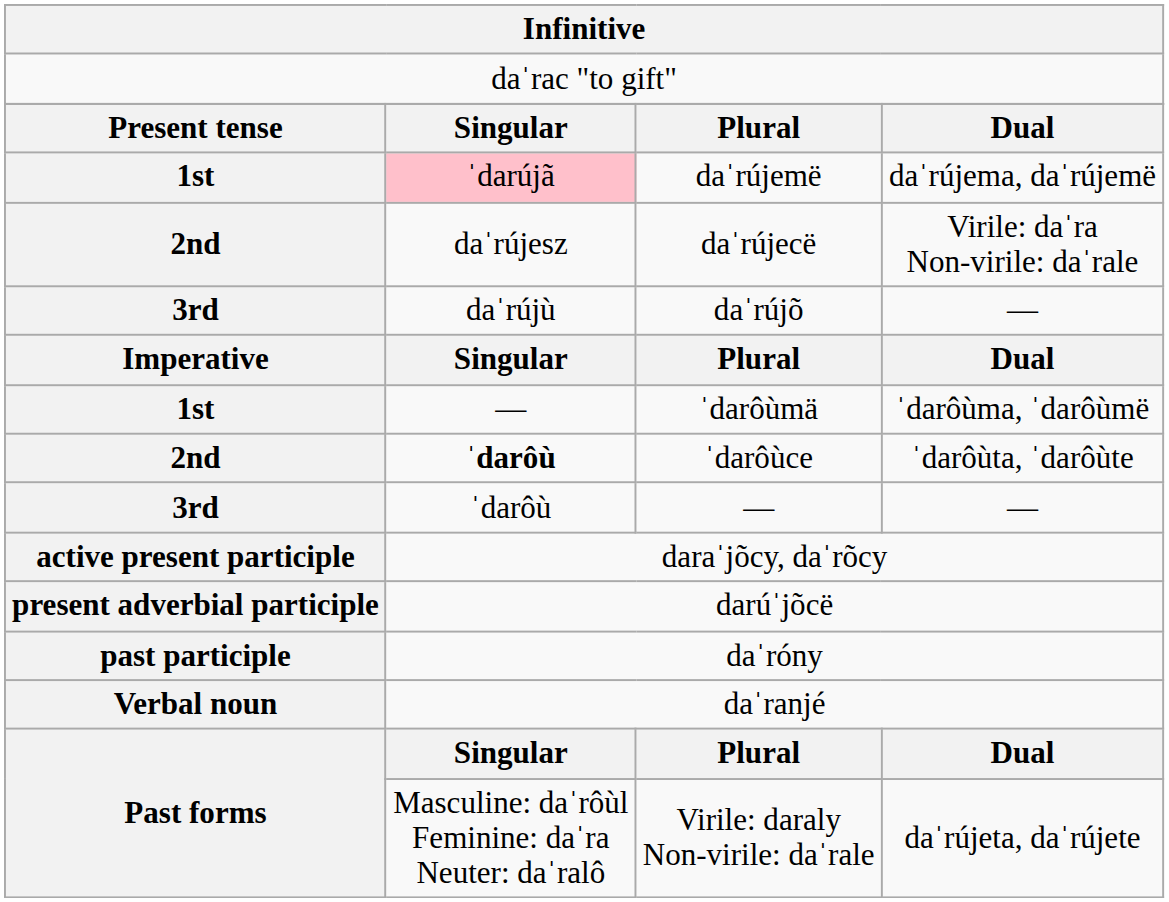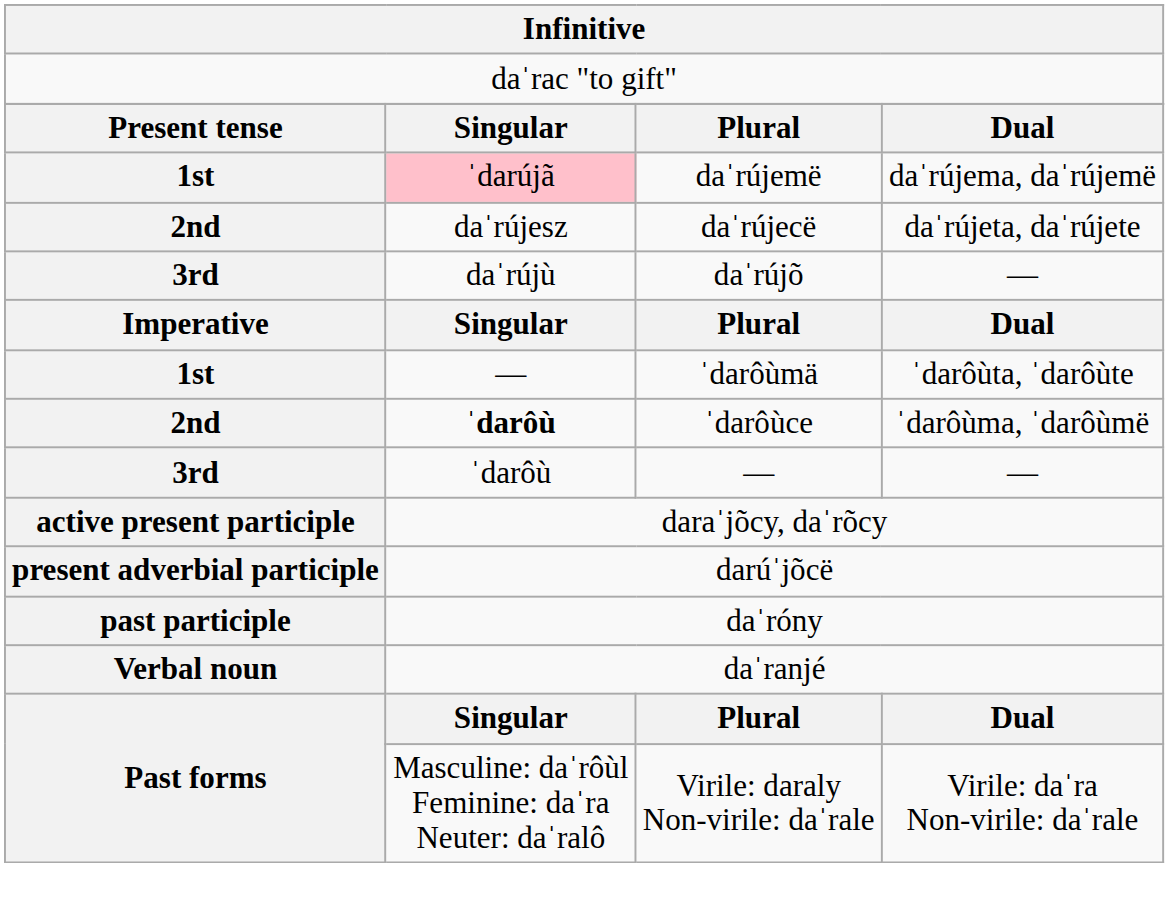(1022, 243) Virile: daˈra Non-virile: daˈrale -> (1022, 226) daˈrújeta, daˈrújete
(1022, 408) ˈdarôùma, ˈdarôùmë -> (1022, 373) ˈdarôùta, ˈdarôùte
(1022, 457) ˈdarôùta, ˈdarôùte -> (1022, 422) ˈdarôùma, ˈdarôùmë
(1022, 837) daˈrújeta, daˈrújete -> (1022, 802) Virile: daˈra Non-virile: daˈrale
